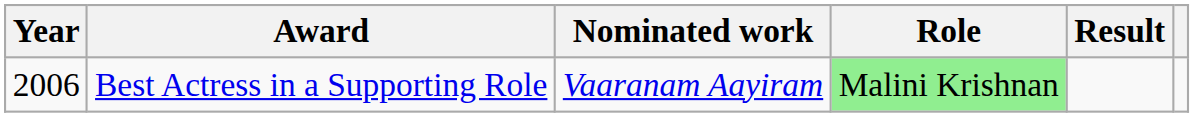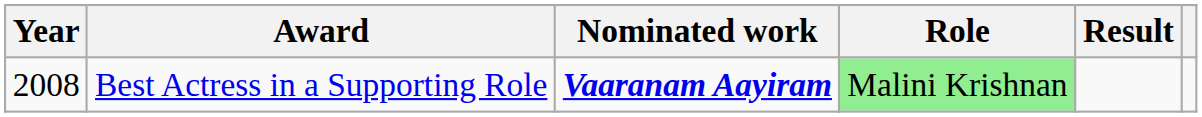(46, 84) 2006 -> (46, 84) 2008
(693, 84) normal -> (697, 84) bold
